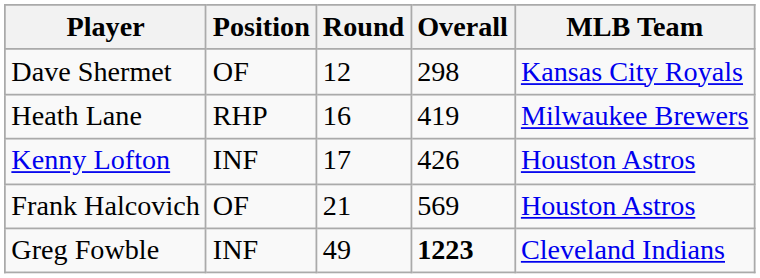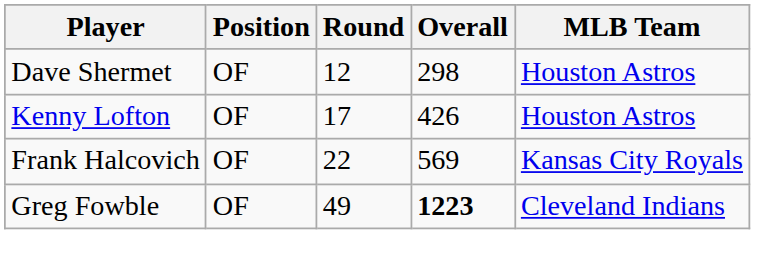(632, 71) Kansas City Royals -> (608, 71) Houston Astros
- row: (77, 116)
(235, 160) INF -> (231, 116) OF
(337, 205) 21 -> (337, 160) 22
(608, 205) Houston Astros -> (632, 160) Kansas City Royals
(235, 250) INF -> (231, 205) OF
